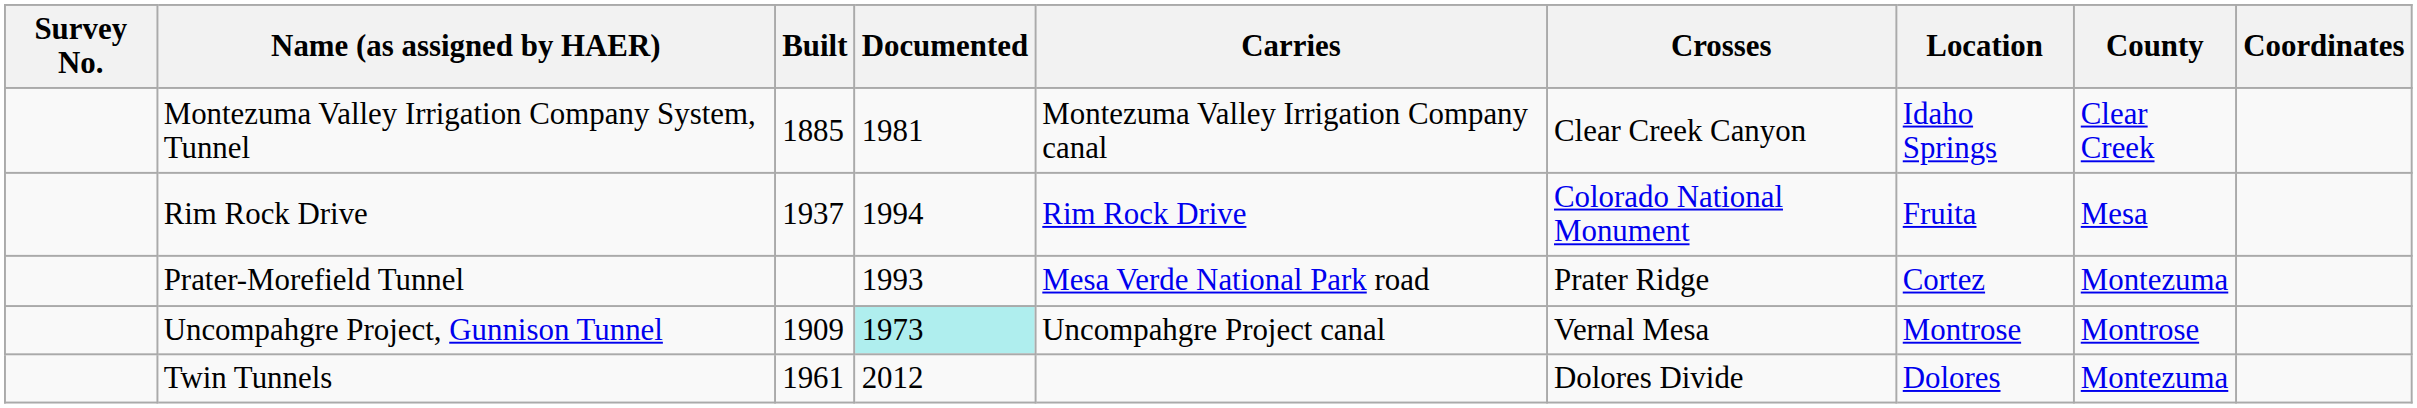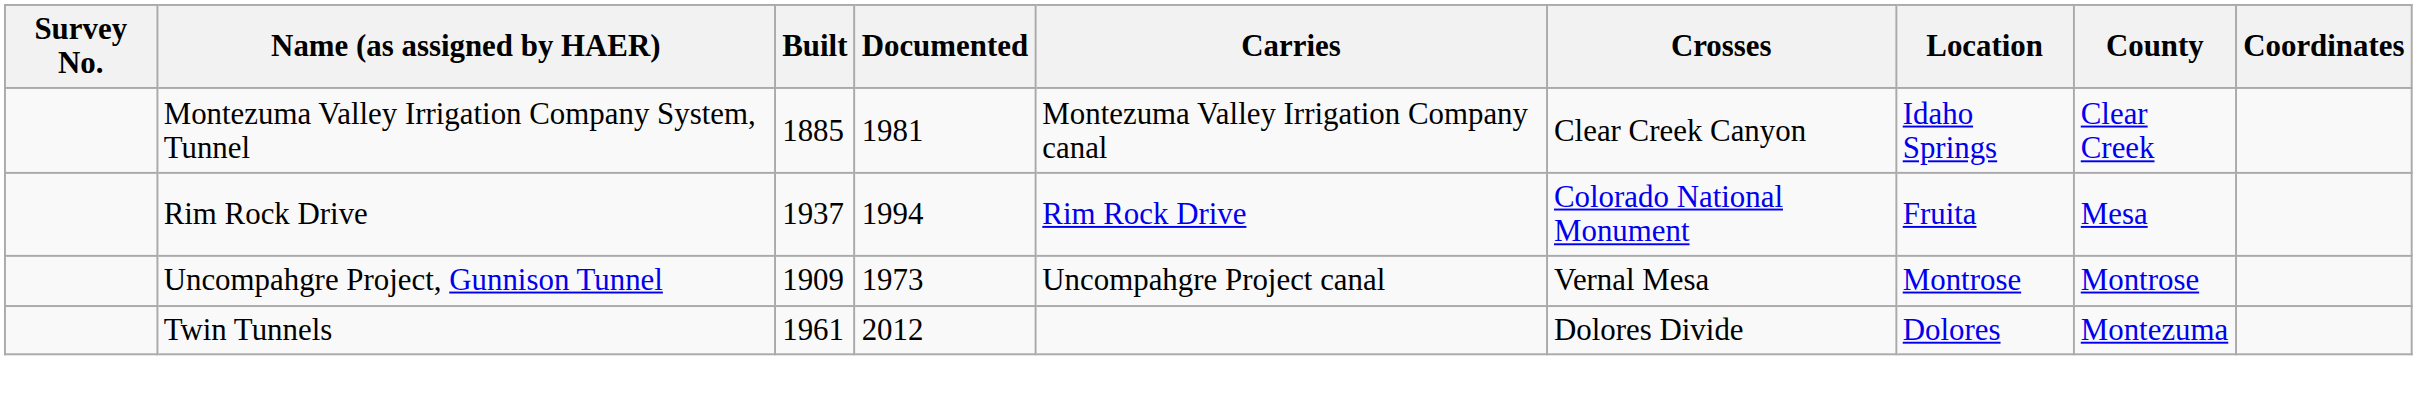- row: (314, 280)
(893, 329) paleturquoise background -> (893, 280) no background
